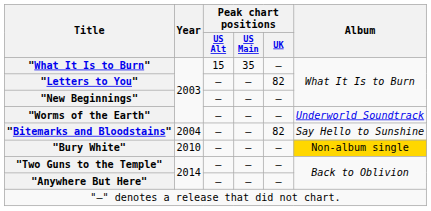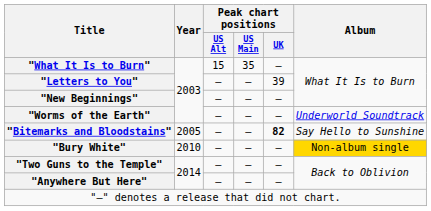(278, 82) 82 -> (278, 82) 39
(189, 131) 2004 -> (189, 131) 2005
(278, 131) normal -> (278, 131) bold
